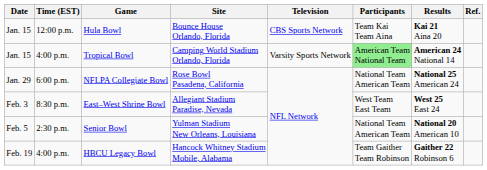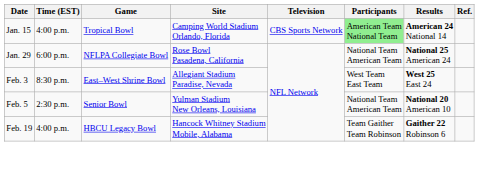- row: (102, 31)
(310, 55) Varsity Sports Network -> (306, 31) CBS Sports Network
